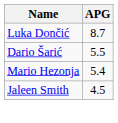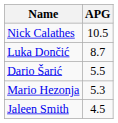+ row: (41, 33)
(98, 71) 5.4 -> (98, 90) 5.3
